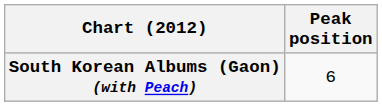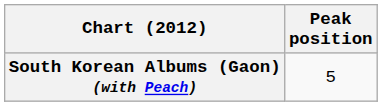(331, 77) 6 -> (331, 77) 5
